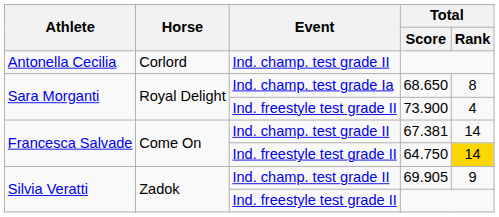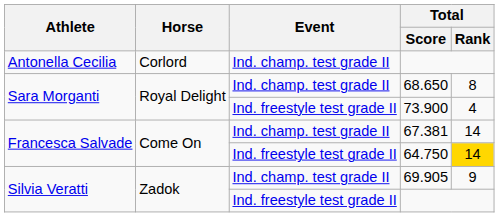(313, 85) Ind. champ. test grade Ia -> (311, 85) Ind. champ. test grade II
